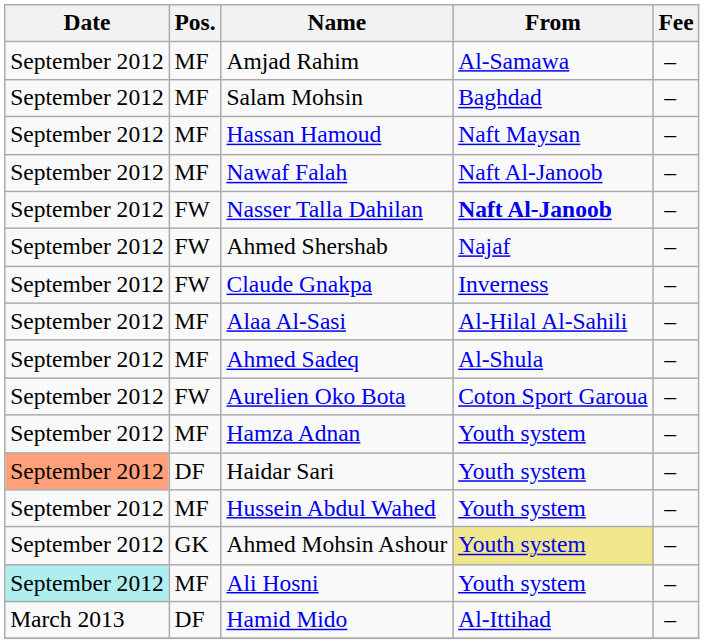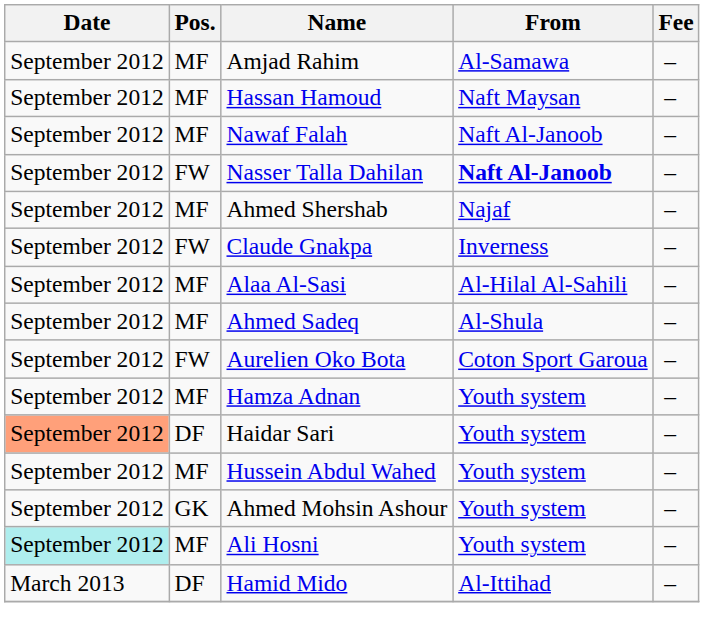- row: (295, 97)
(192, 246) FW -> (191, 209) MF
(522, 545) khaki background -> (522, 508) no background
